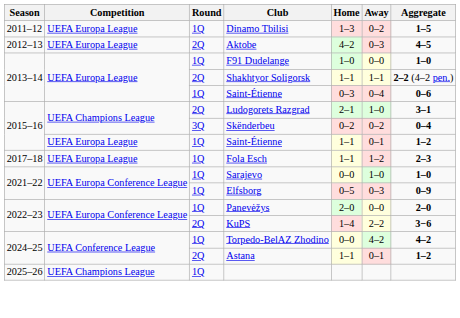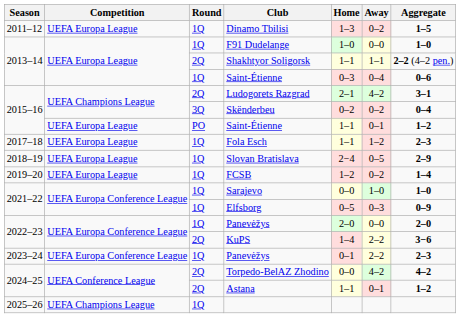- row: (25, 45)
(377, 110) 1–0 -> (377, 93) 4–2
(198, 142) 1Q -> (198, 126) PO
+ row: (25, 158)
+ row: (25, 175)
+ row: (25, 256)
(198, 239) 1Q -> (198, 272) 2Q
